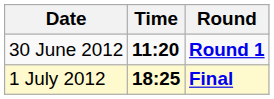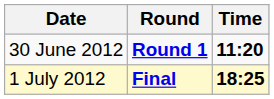columns swapped: (156, 19) <-> (227, 19)
